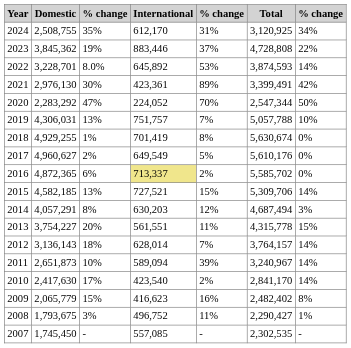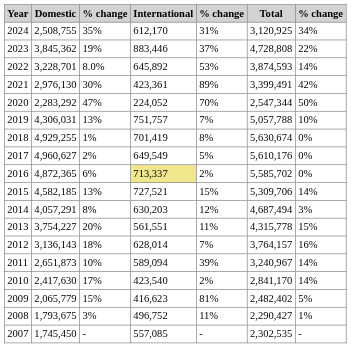(308, 245) 14% -> (308, 245) 16%
(209, 298) 16% -> (209, 298) 81%
(305, 298) 8% -> (305, 298) 5%
